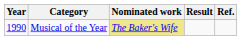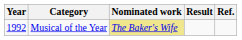(16, 27) 1990 -> (16, 27) 1992
